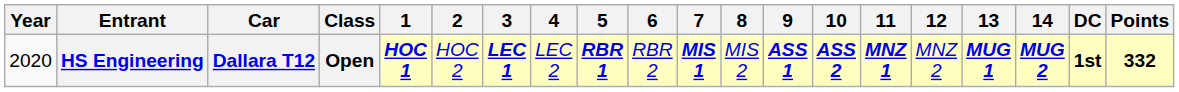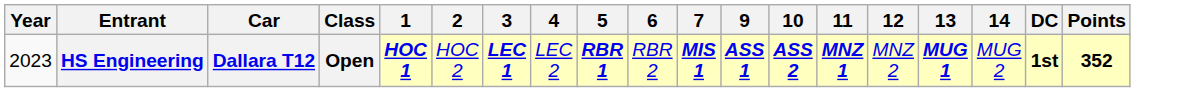- column: (742, 19)
(31, 60) 2020 -> (31, 60) 2023
(1042, 60) bold -> (999, 60) normal
(1140, 60) 332 -> (1097, 60) 352
